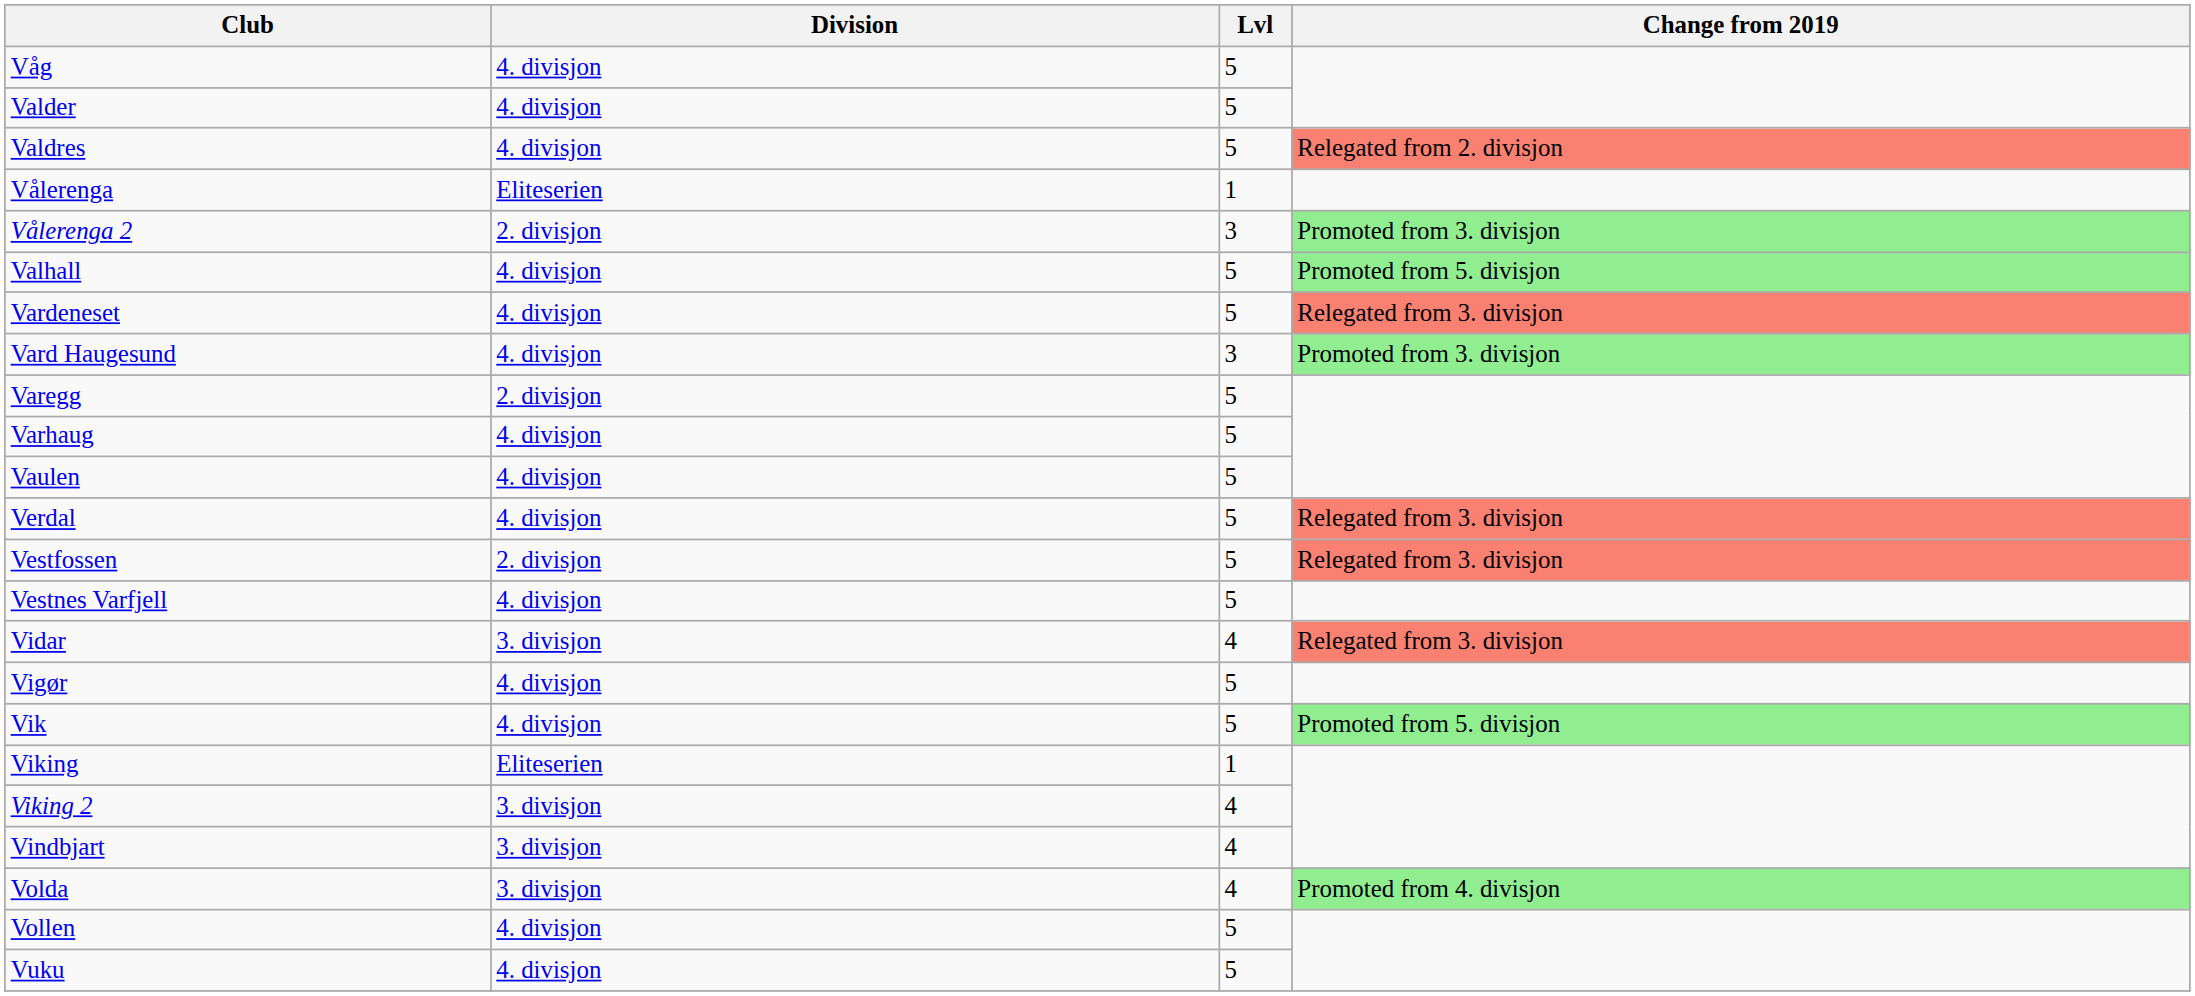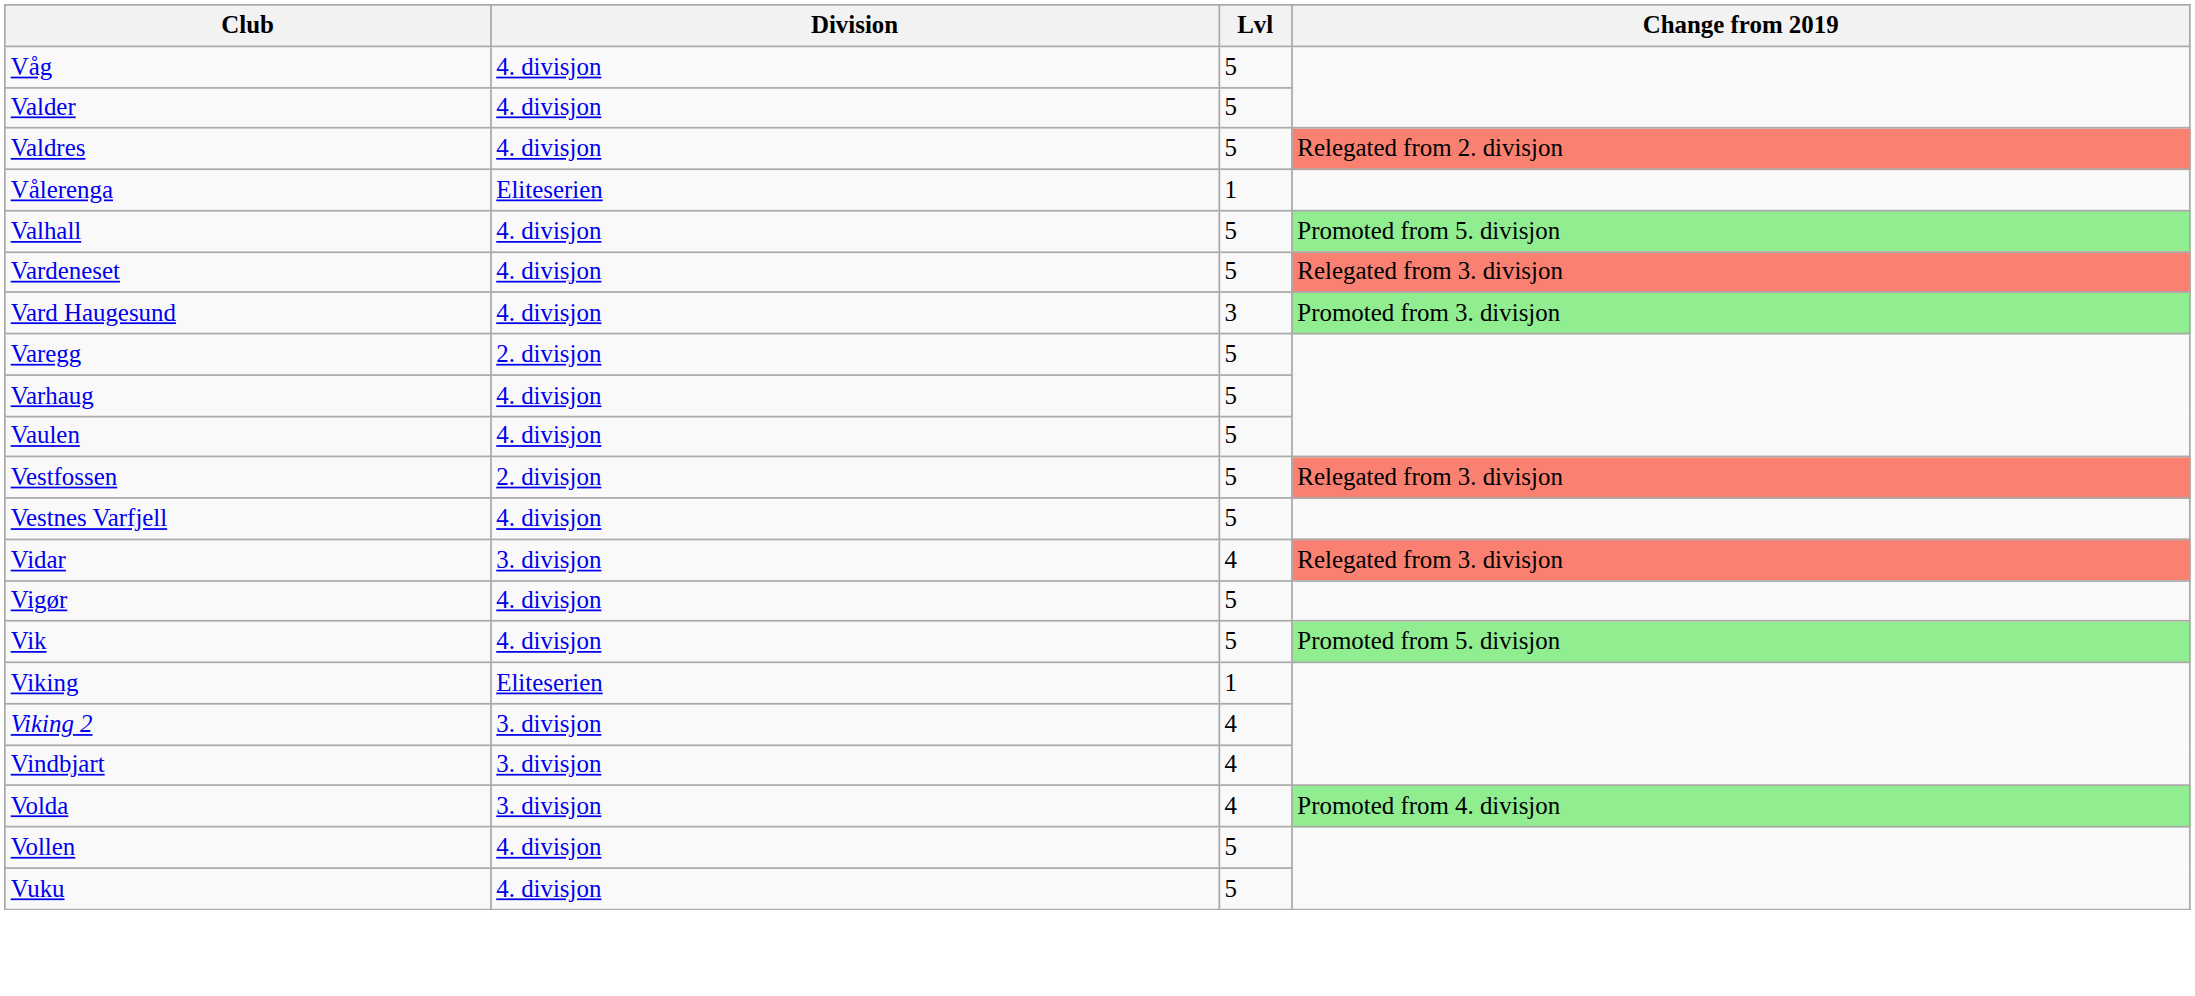- row: (71, 230)
- row: (43, 518)
